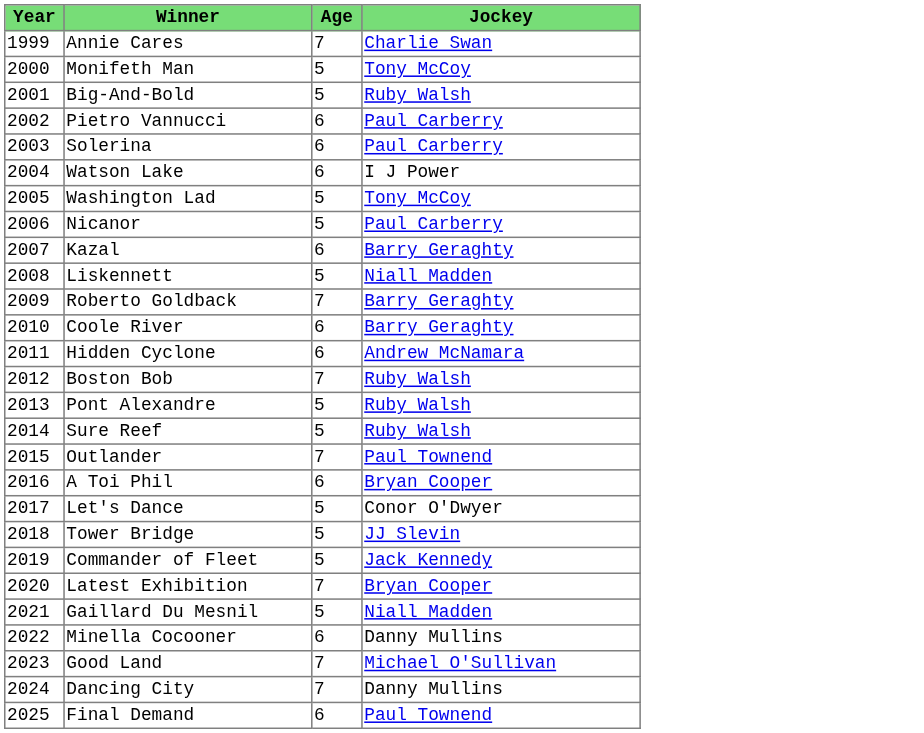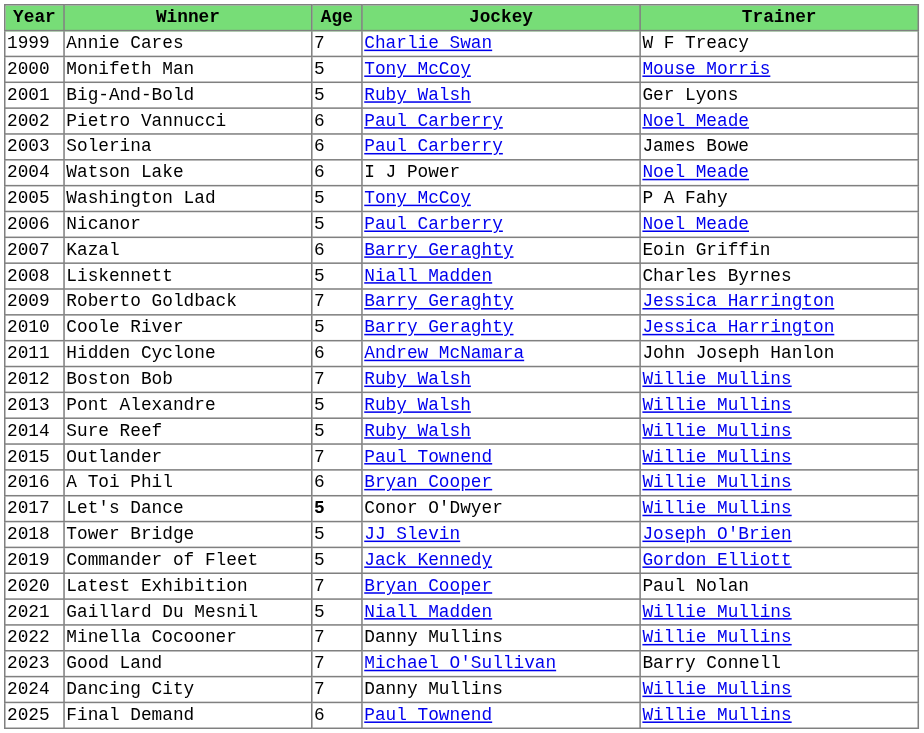+ column: (779, 18)
(319, 328) 6 -> (319, 328) 5
(319, 509) normal -> (319, 509) bold
(319, 638) 6 -> (319, 638) 7
